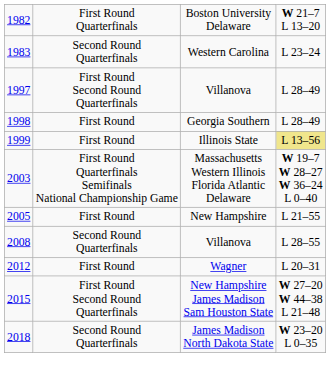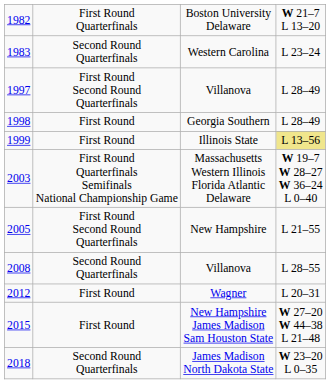(107, 216) First Round -> (107, 230) First Round Second Round Quarterfinals
(107, 298) First Round Second Round Quarterfinals -> (107, 325) First Round
